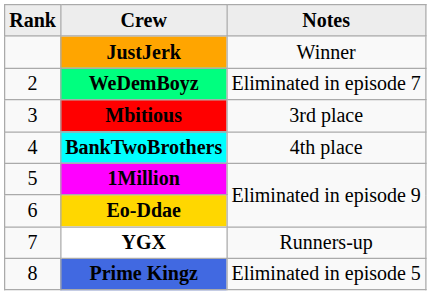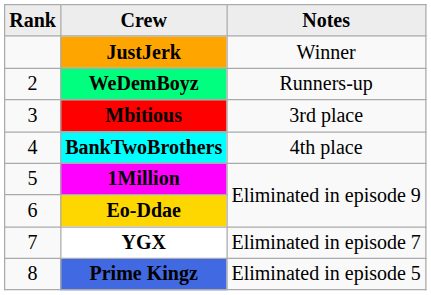(326, 83) Eliminated in episode 7 -> (326, 83) Runners-up
(326, 242) Runners-up -> (326, 242) Eliminated in episode 7
